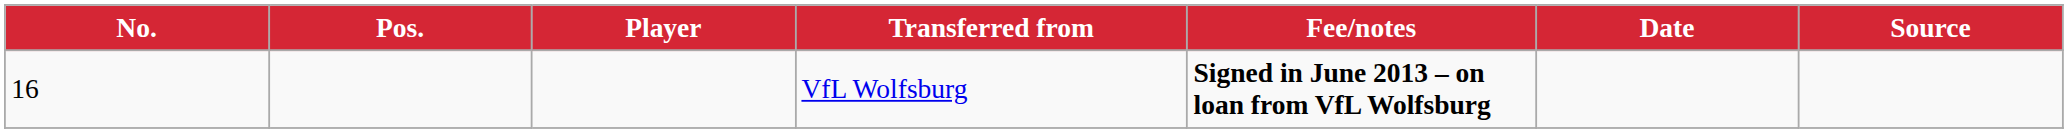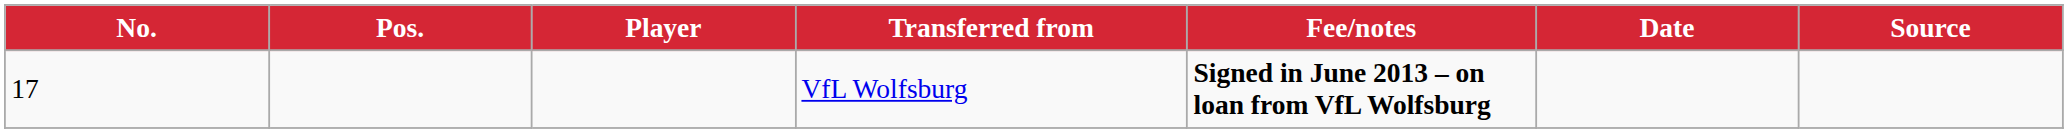(25, 89) 16 -> (25, 89) 17
